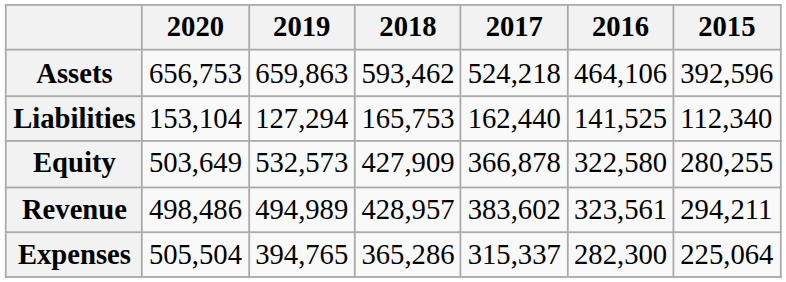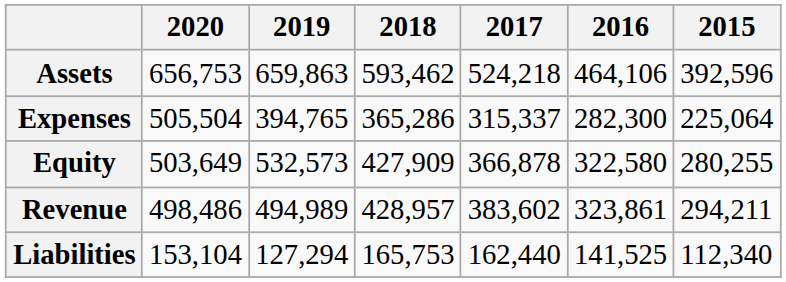rows swapped: (74, 118) <-> (74, 254)
(621, 208) 323,561 -> (621, 208) 323,861
